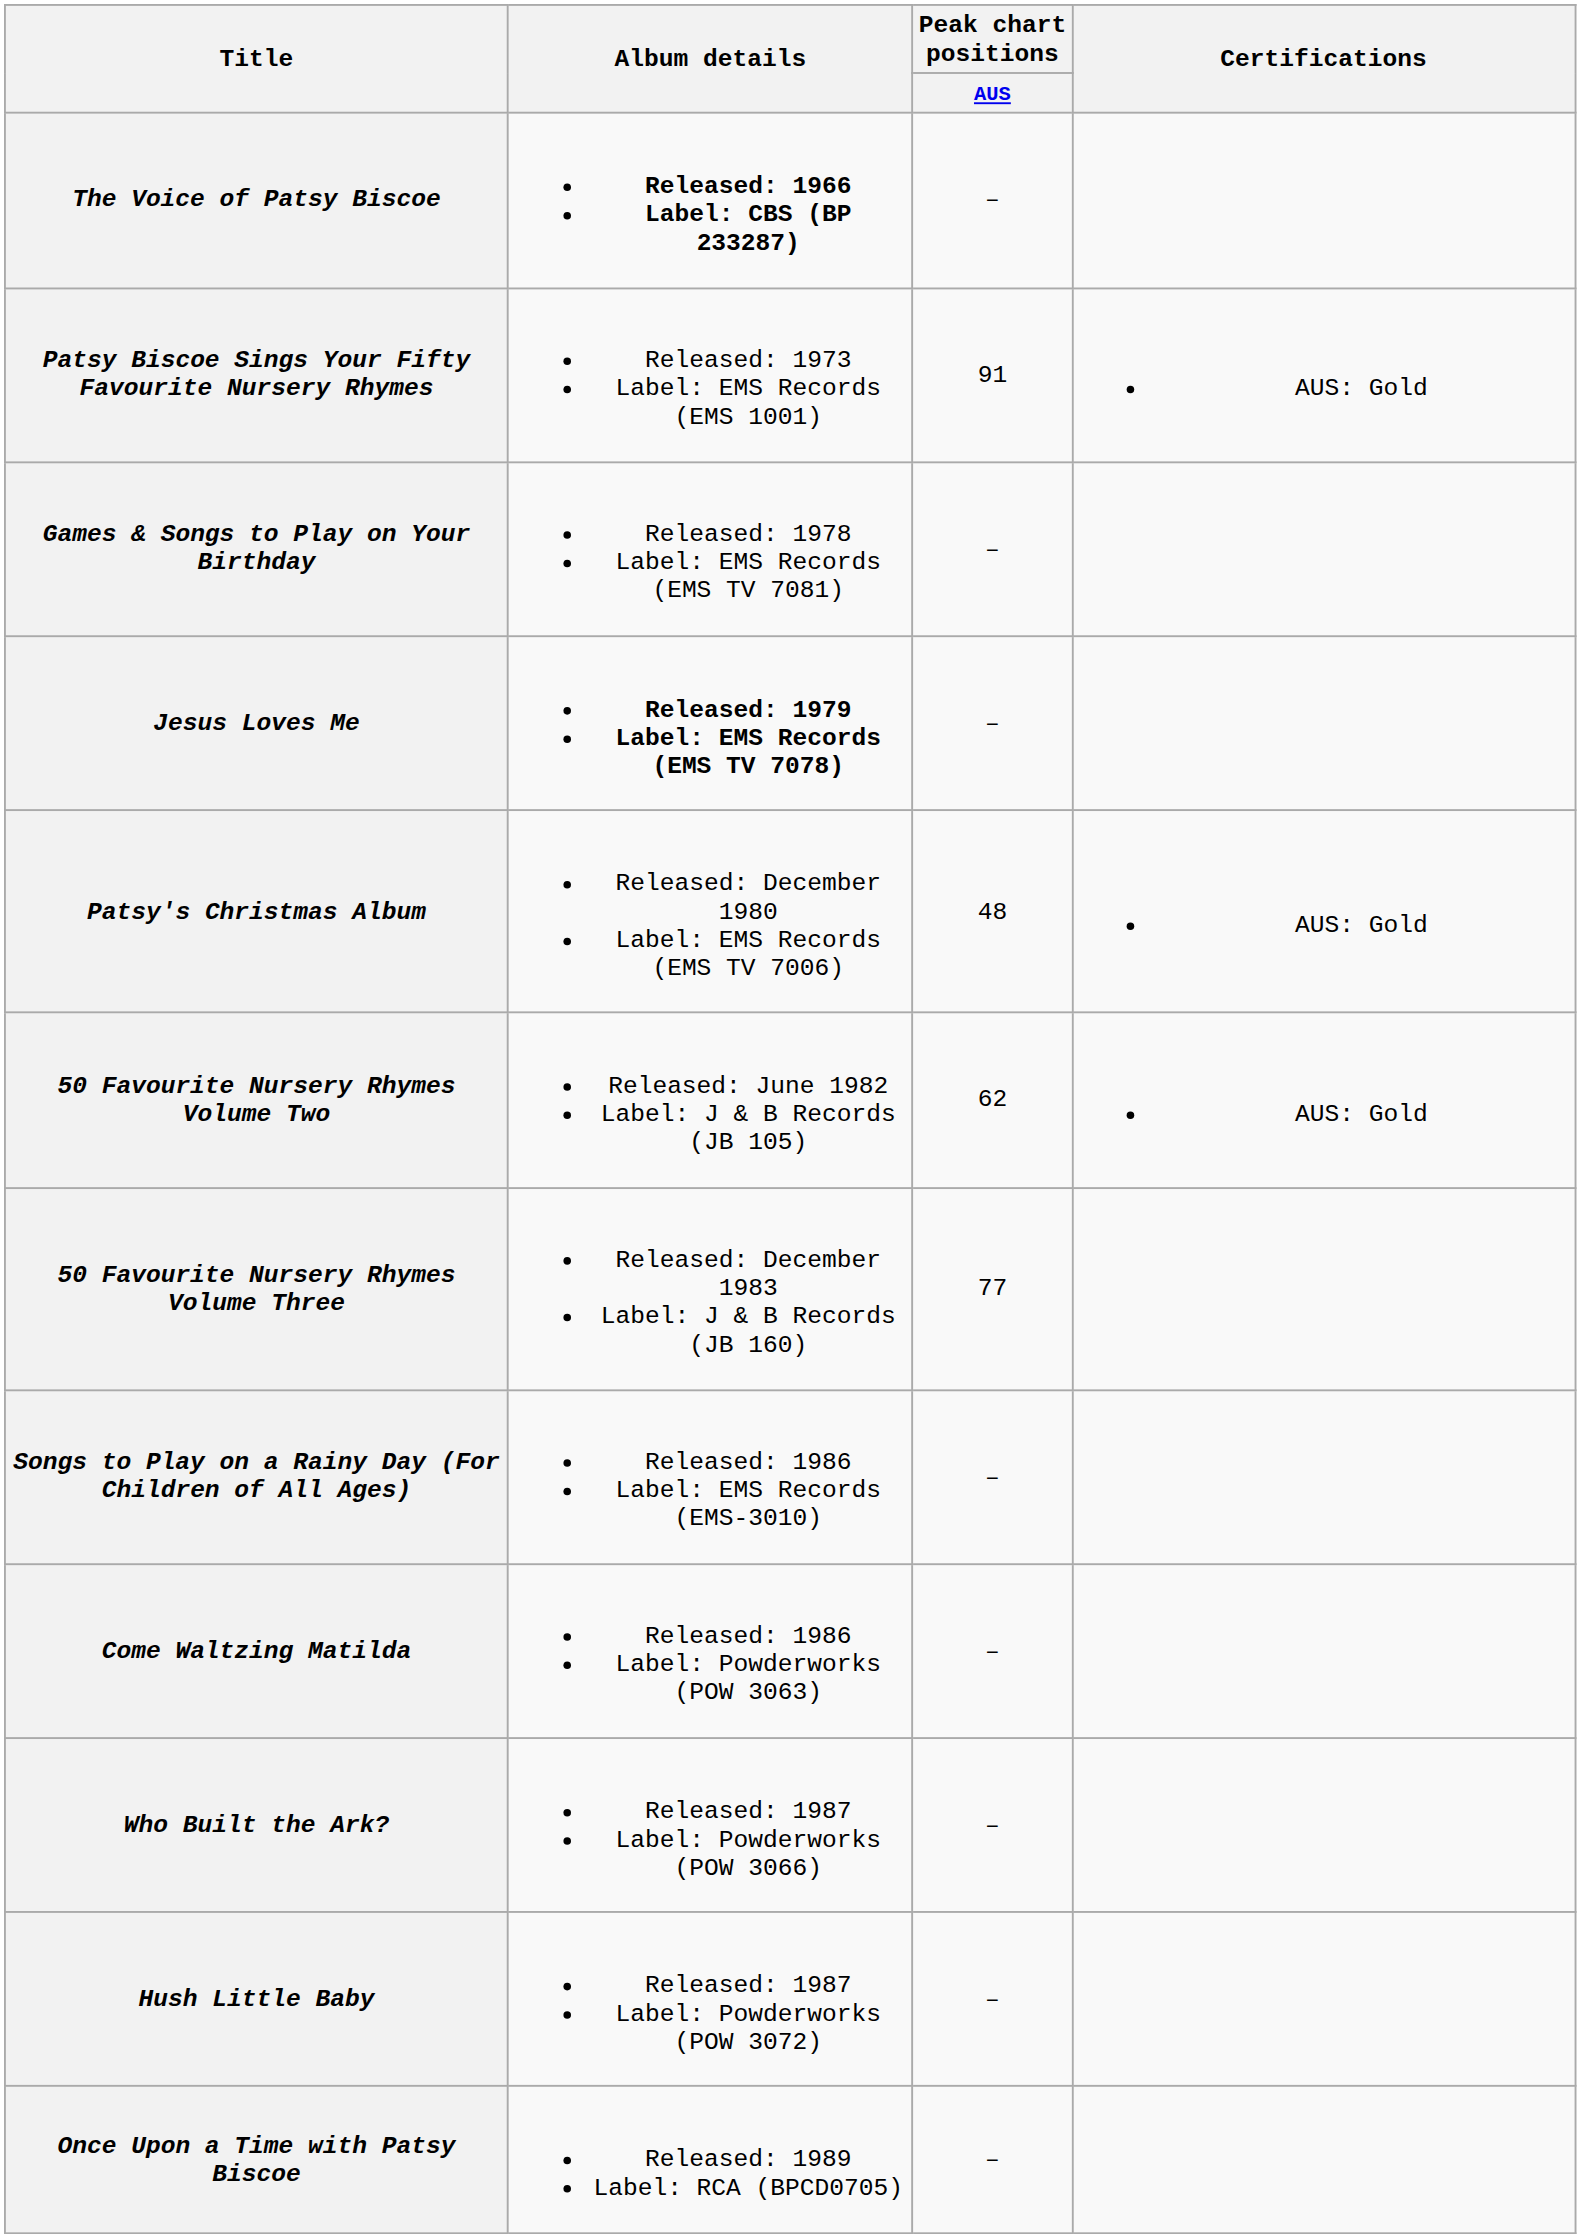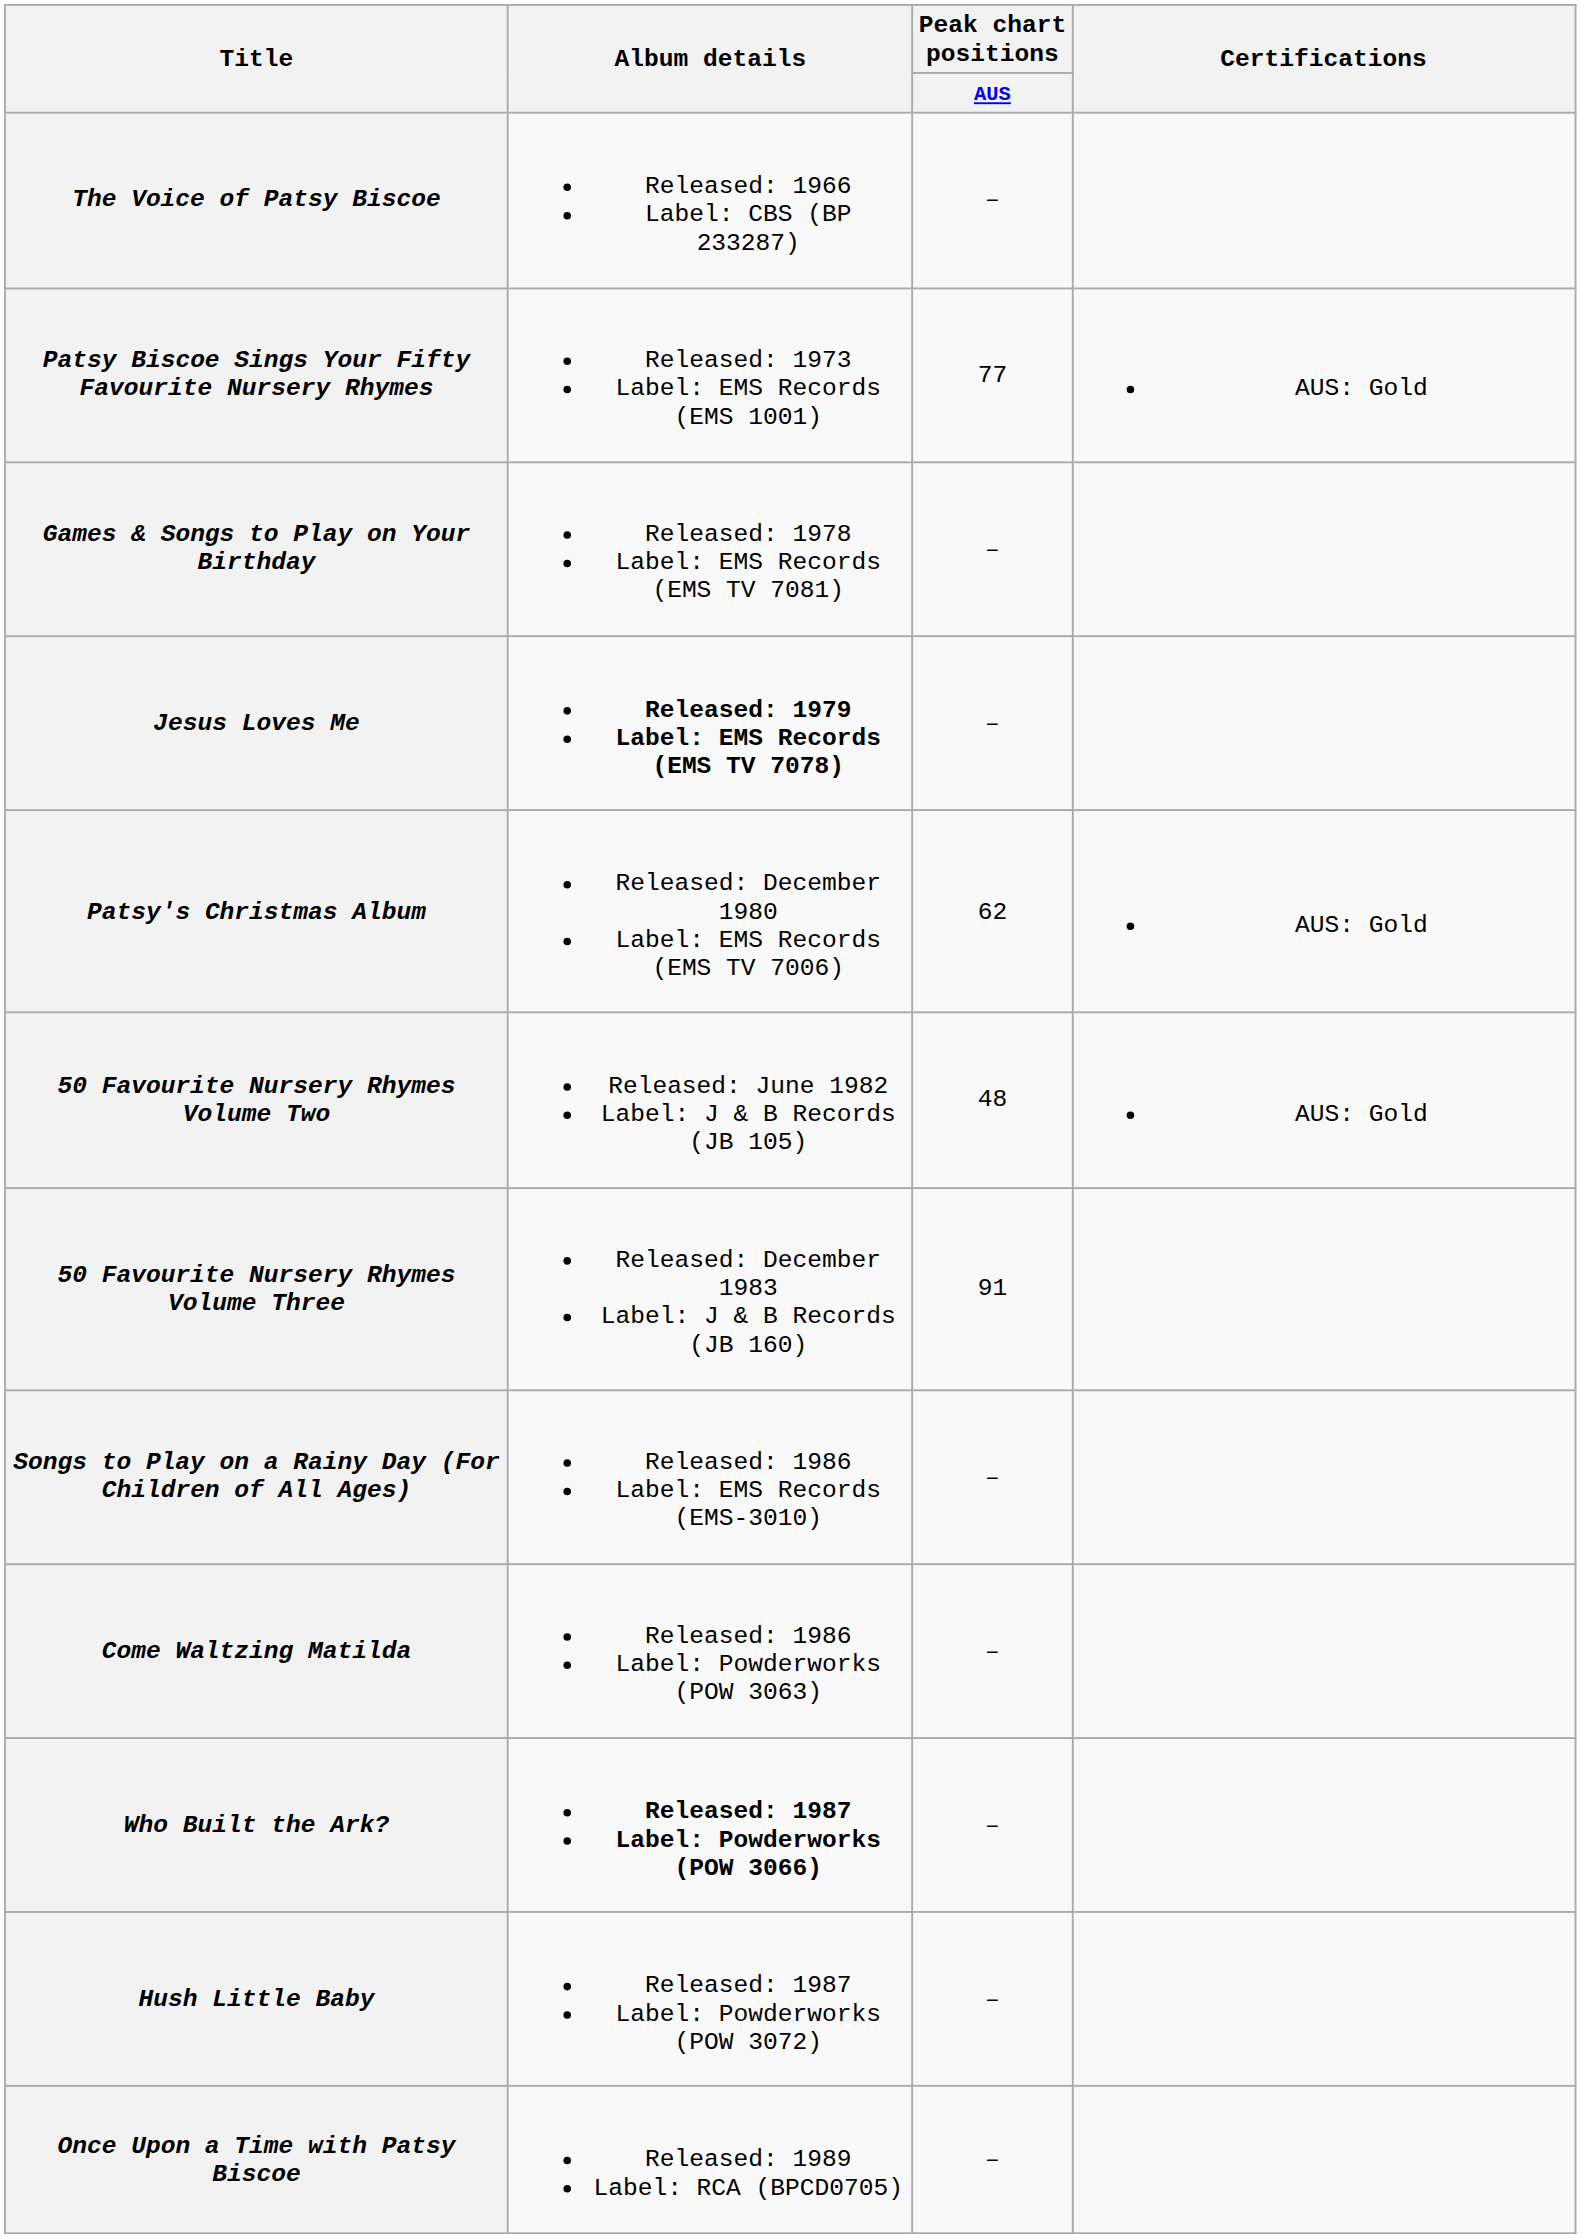(710, 215) bold -> (710, 215) normal
(992, 375) 91 -> (992, 375) 77
(992, 912) 48 -> (992, 912) 62
(992, 1100) 62 -> (992, 1100) 48
(992, 1288) 77 -> (992, 1288) 91
(710, 1839) normal -> (710, 1839) bold
